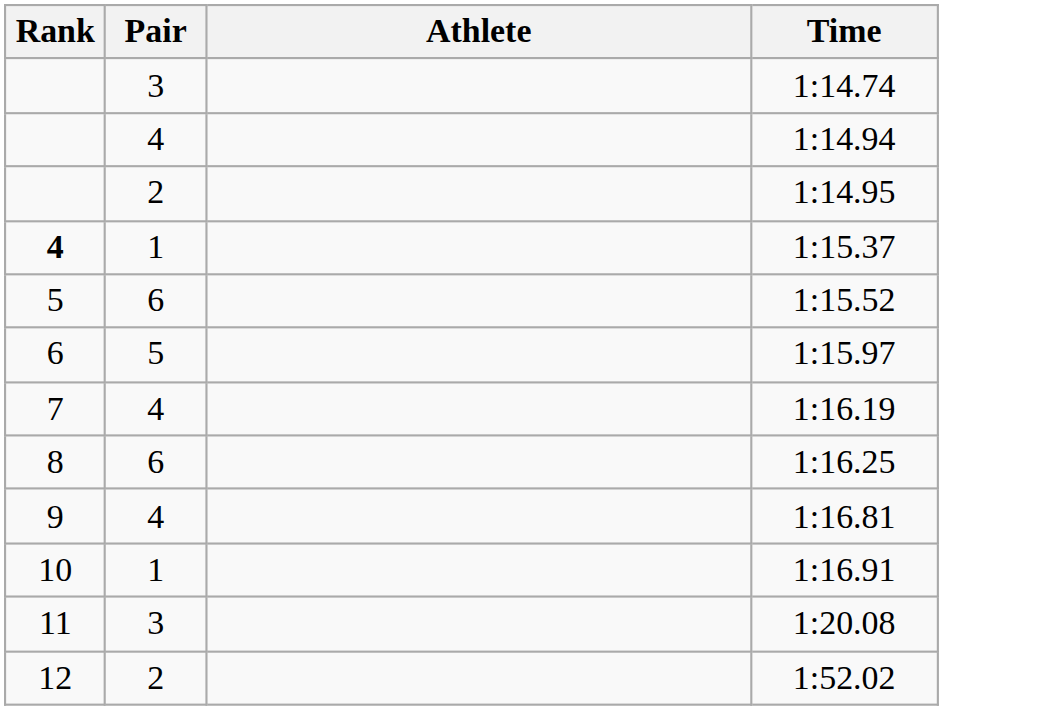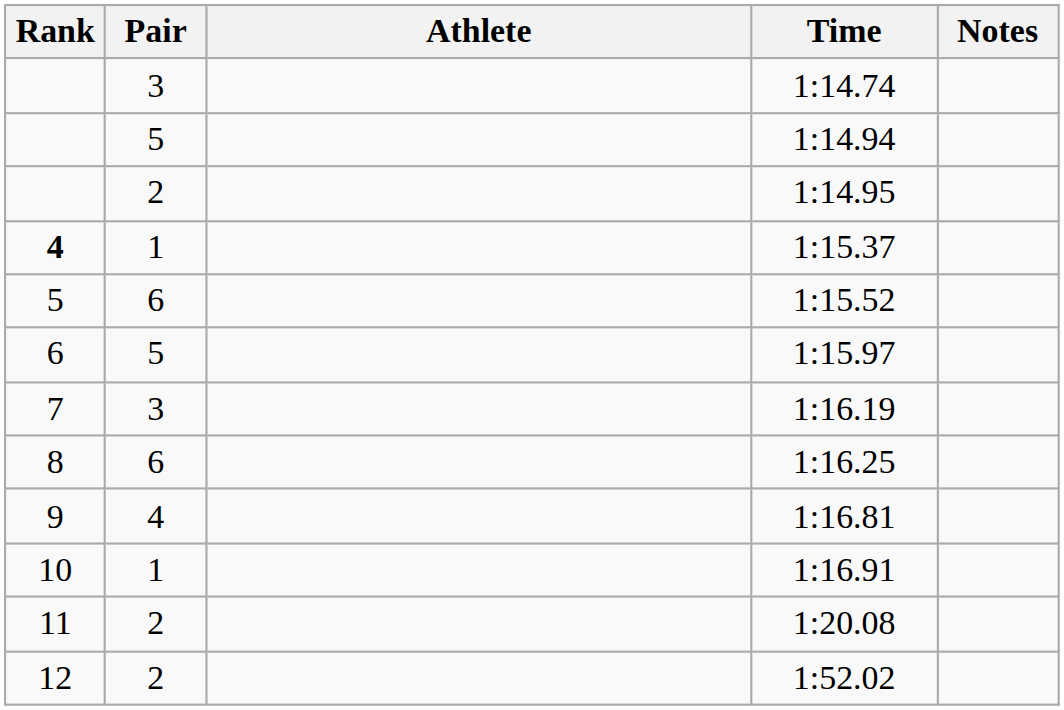+ column: (998, 31)
(156, 138) 4 -> (156, 138) 5
(156, 407) 4 -> (156, 407) 3
(156, 623) 3 -> (156, 623) 2
